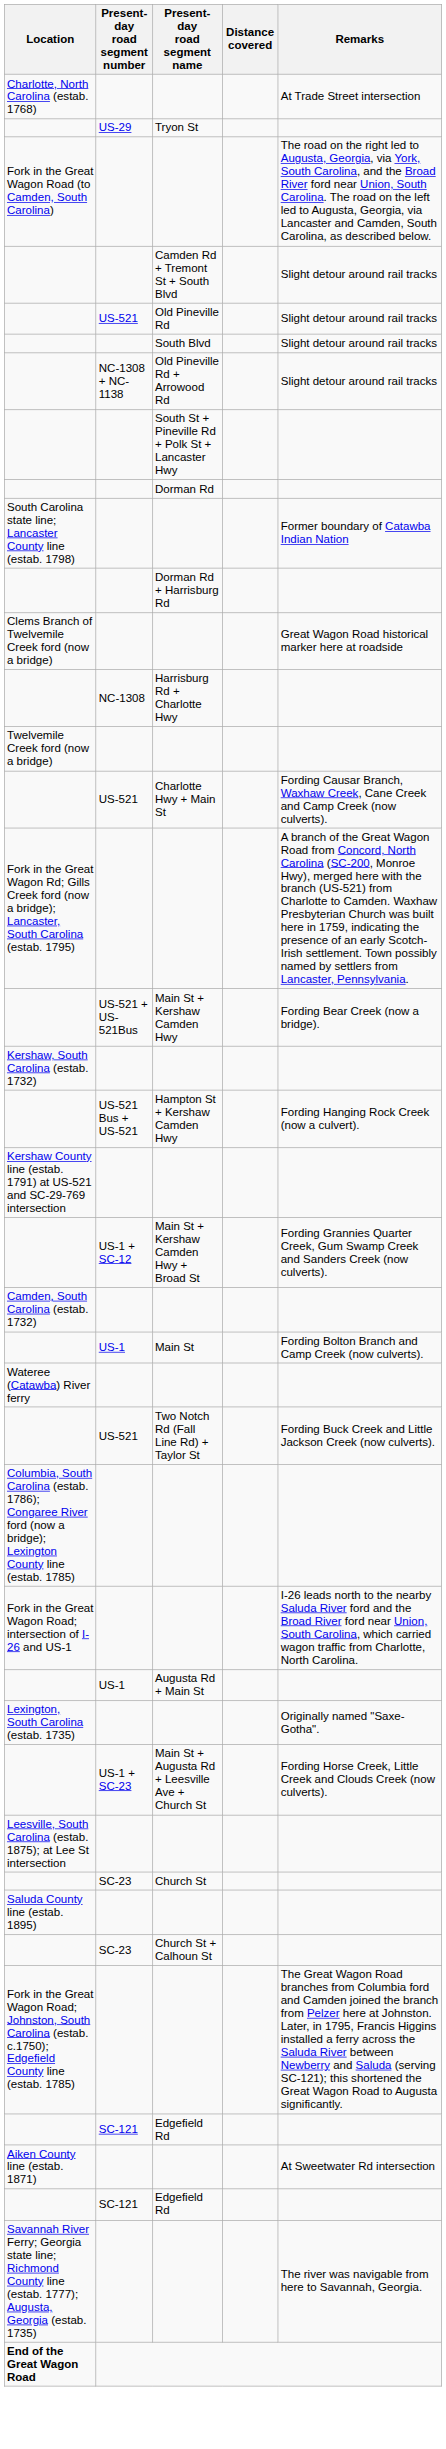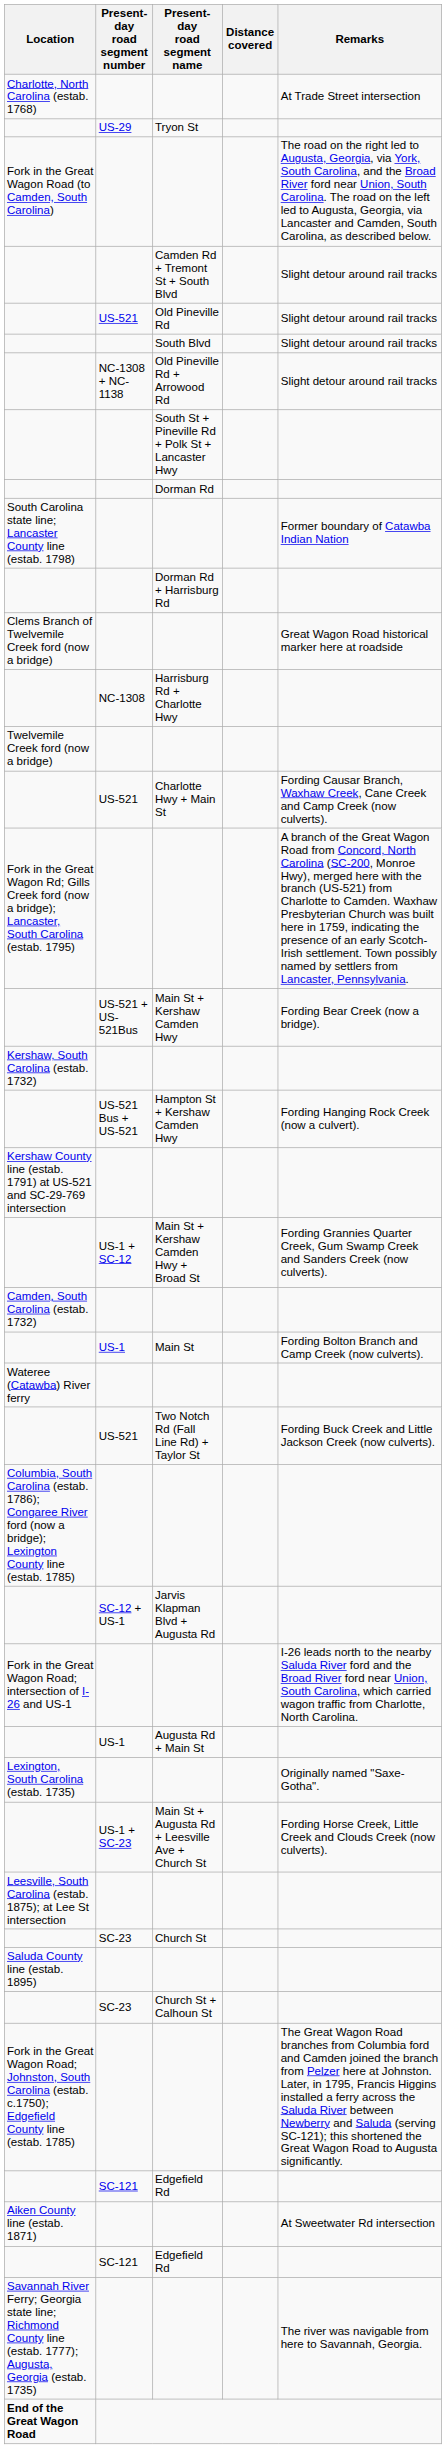+ row: (50, 1615)
